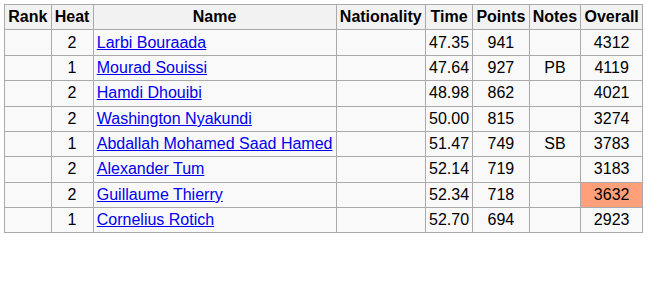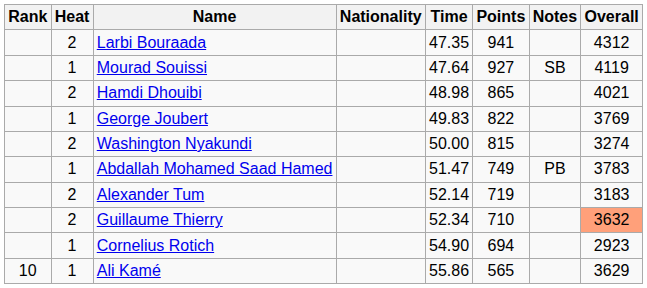(555, 67) PB -> (555, 67) SB
(501, 93) 862 -> (501, 93) 865
+ row: (152, 118)
(555, 144) SB -> (555, 169) PB
(501, 194) 718 -> (501, 220) 710
(449, 220) 52.70 -> (449, 245) 54.90
+ row: (129, 270)
